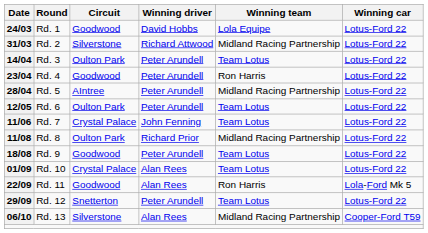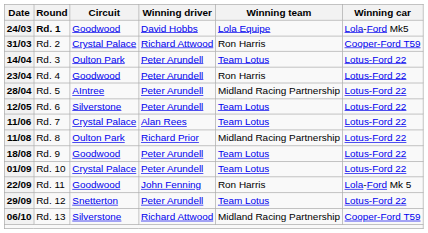(48, 28) normal -> (48, 28) bold
(375, 28) Lotus-Ford 22 -> (377, 28) Lola-Ford Mk5
(97, 44) Silverstone -> (104, 44) Crystal Palace
(279, 44) Midland Racing Partnership -> (242, 44) Ron Harris
(375, 44) Lotus-Ford 22 -> (383, 44) Cooper-Ford T59
(98, 107) Oulton Park -> (97, 107) Silverstone
(171, 122) John Fenning -> (164, 122) Alan Rees
(164, 170) Alan Rees -> (172, 170) Peter Arundell
(164, 185) Alan Rees -> (171, 185) John Fenning
(164, 217) Alan Rees -> (177, 217) Richard Attwood
